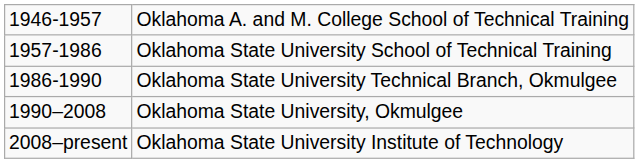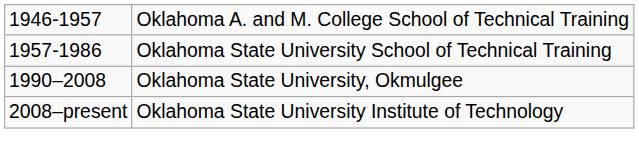- row: (377, 81)
